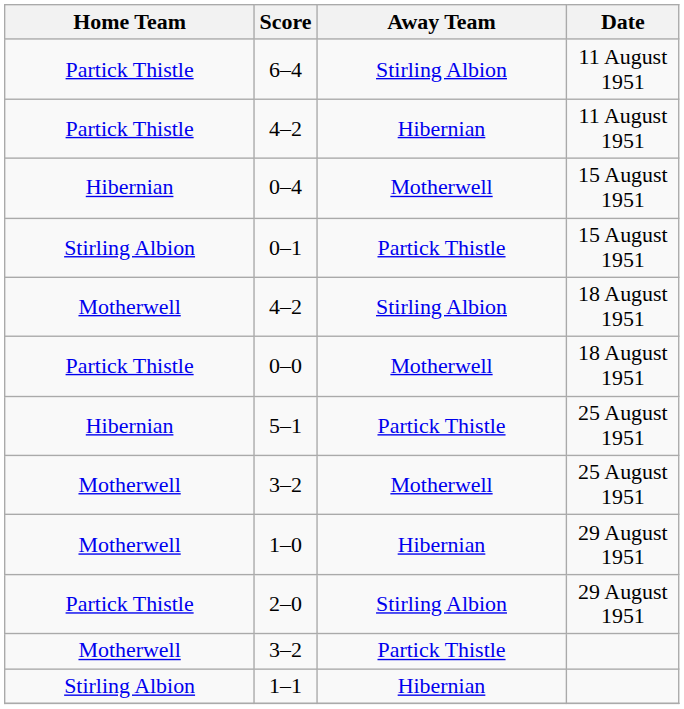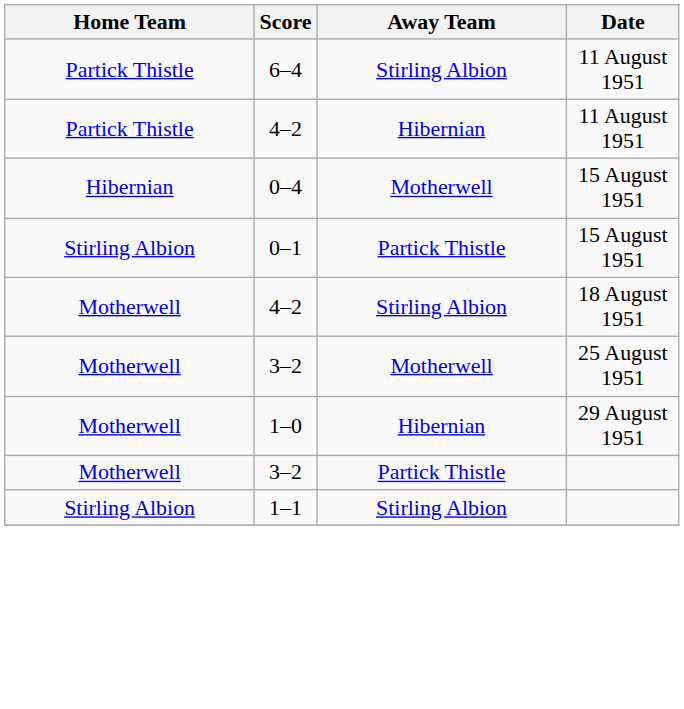- row: (286, 366)
- row: (286, 425)
- row: (286, 603)
(442, 685) Hibernian -> (442, 507) Stirling Albion
